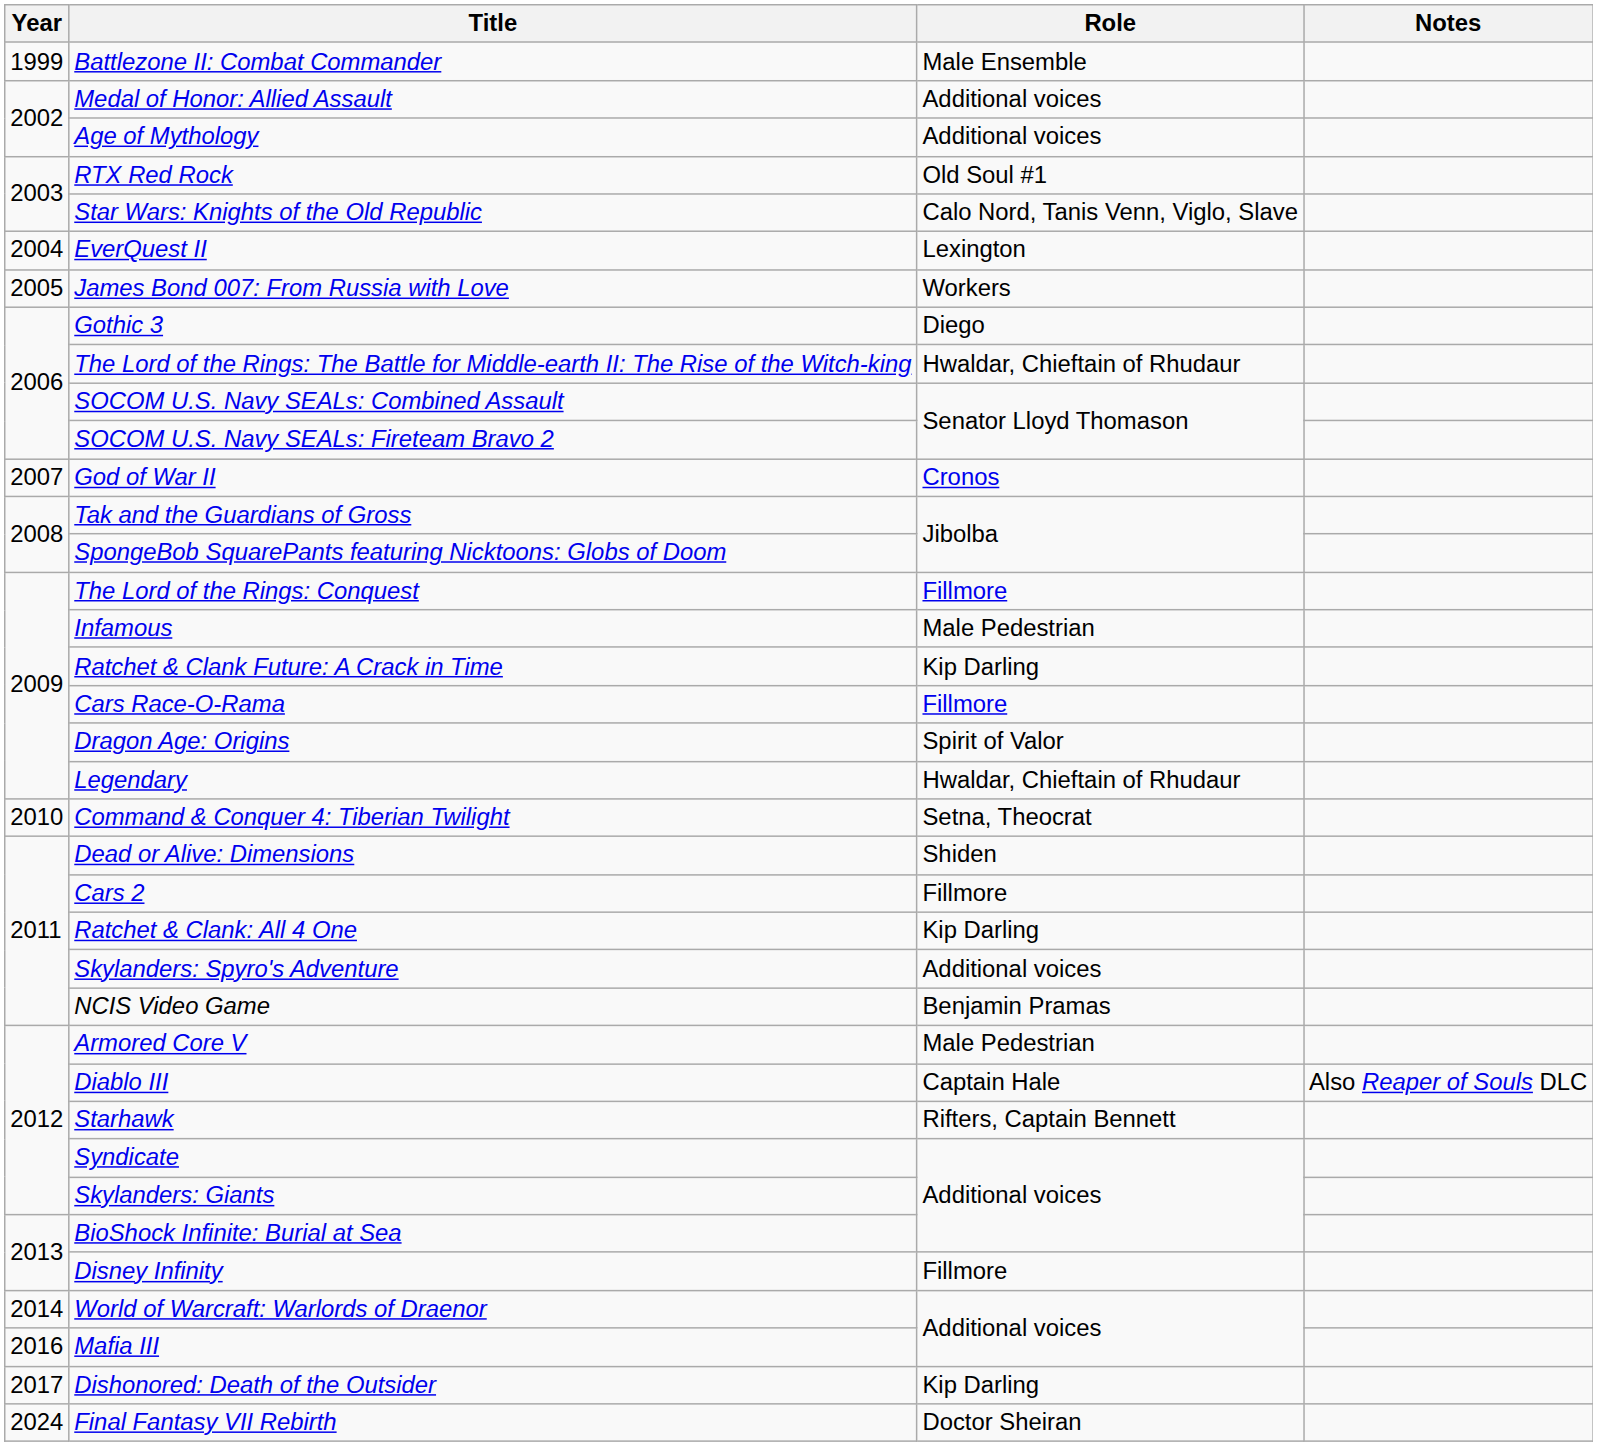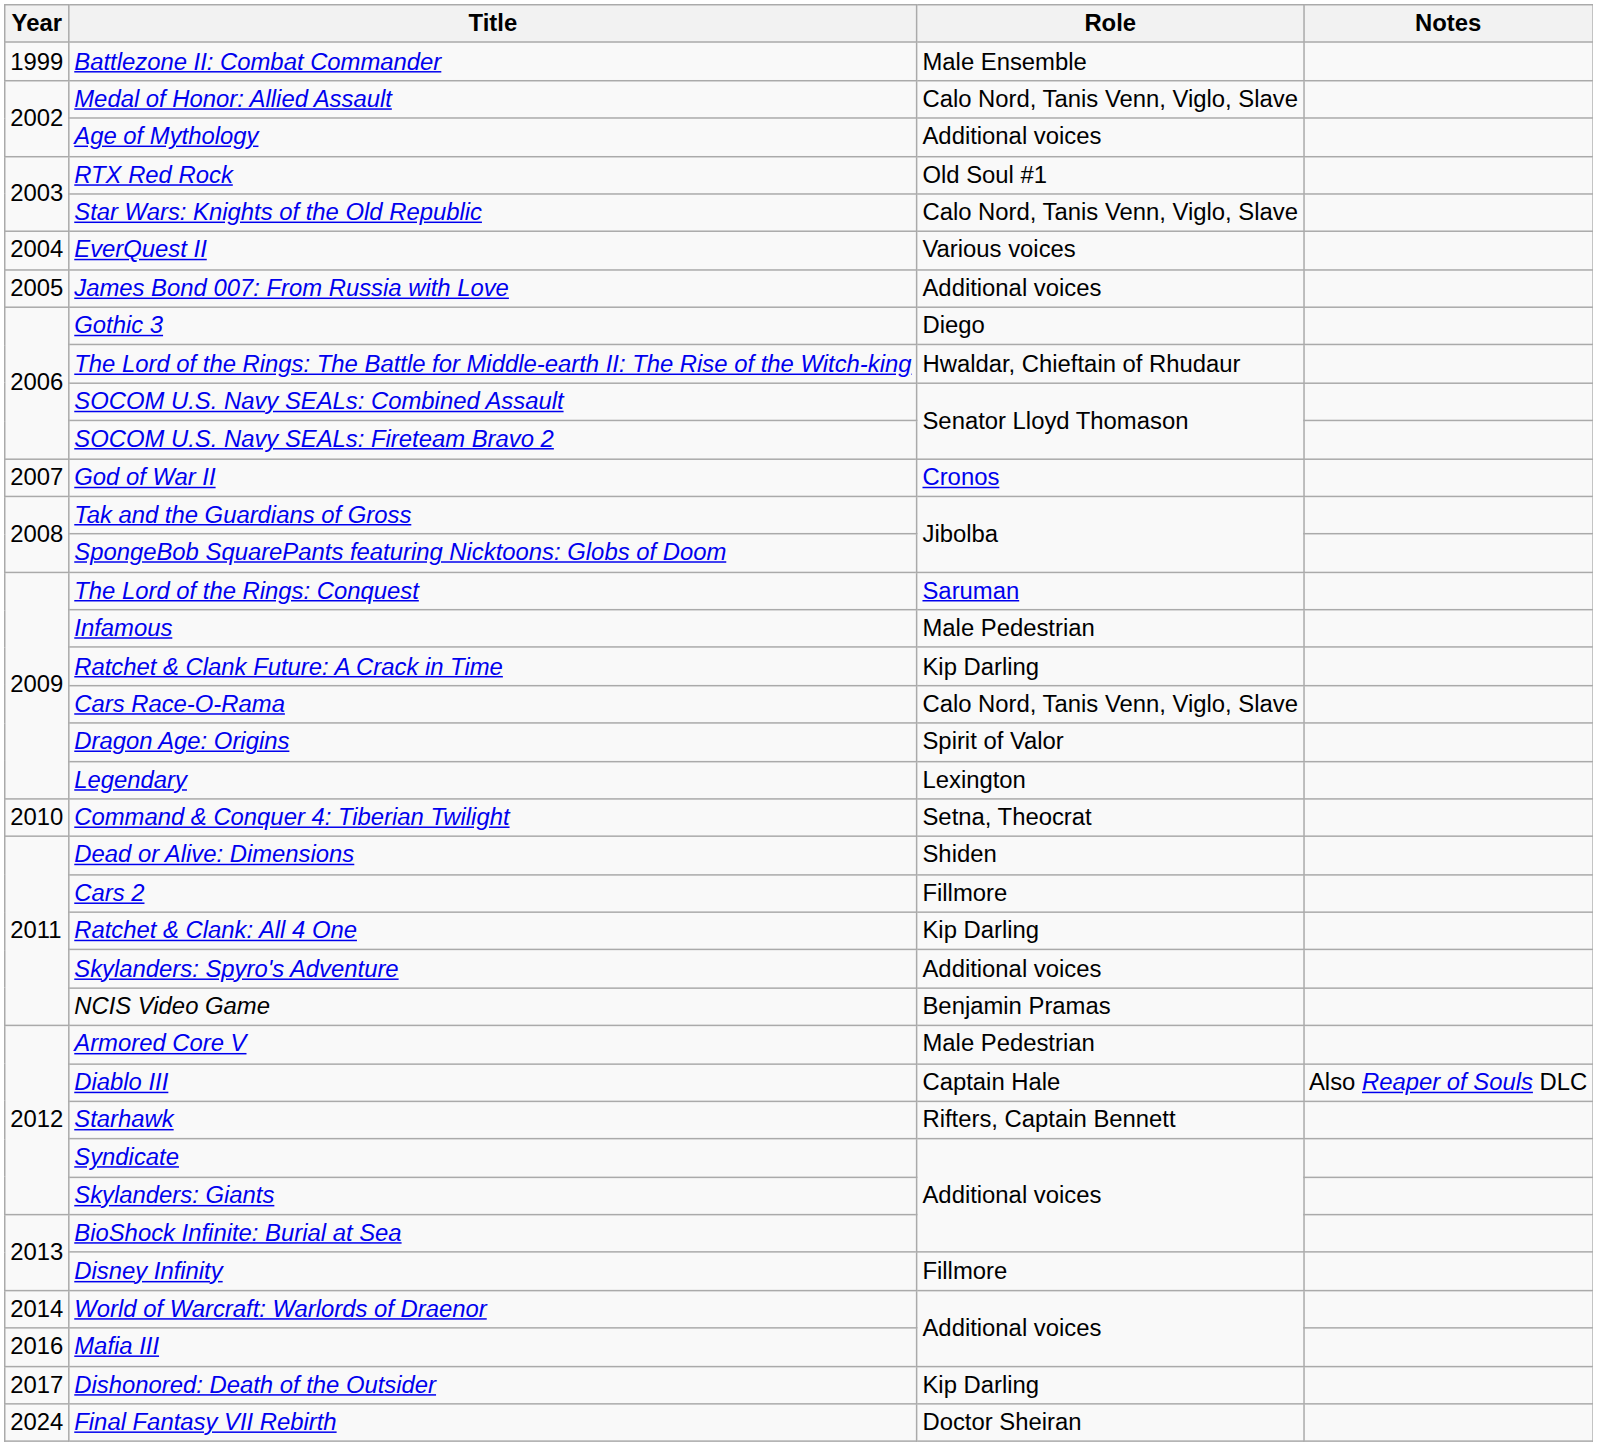(1012, 99) Additional voices -> (1110, 99) Calo Nord, Tanis Venn, Viglo, Slave
(974, 250) Lexington -> (999, 250) Various voices
(967, 288) Workers -> (1012, 288) Additional voices
(965, 590) Fillmore -> (971, 590) Saruman
(965, 703) Fillmore -> (1110, 703) Calo Nord, Tanis Venn, Viglo, Slave
(1081, 779) Hwaldar, Chieftain of Rhudaur -> (974, 779) Lexington
